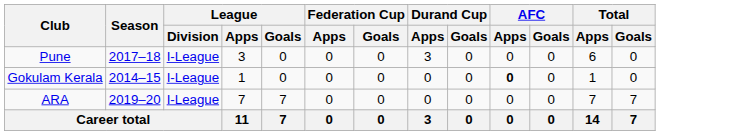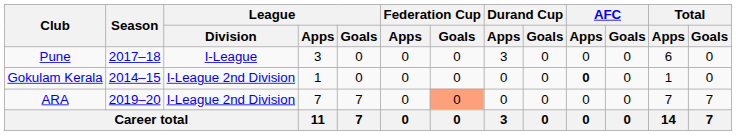(193, 78) I-League -> (231, 78) I-League 2nd Division
(193, 99) I-League -> (231, 99) I-League 2nd Division
(381, 99) no background -> (457, 99) lightsalmon background
